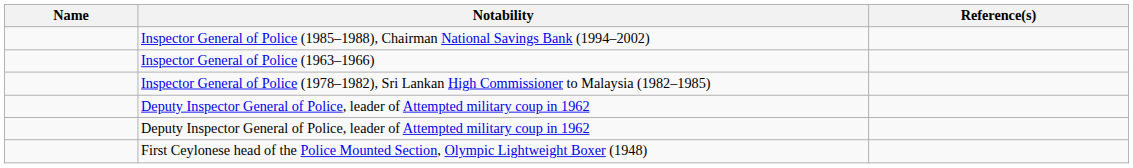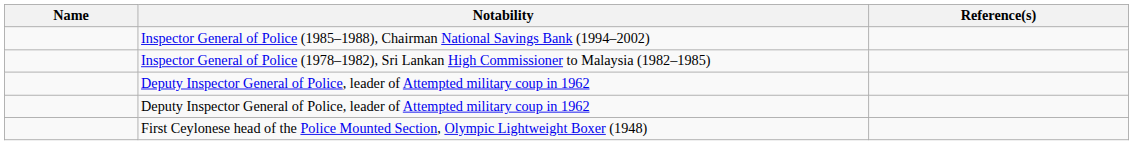- row: (71, 61)
